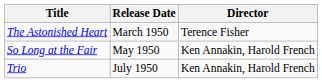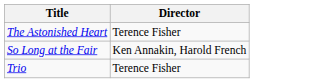- column: (144, 13)
(248, 68) Ken Annakin, Harold French -> (147, 68) Terence Fisher
